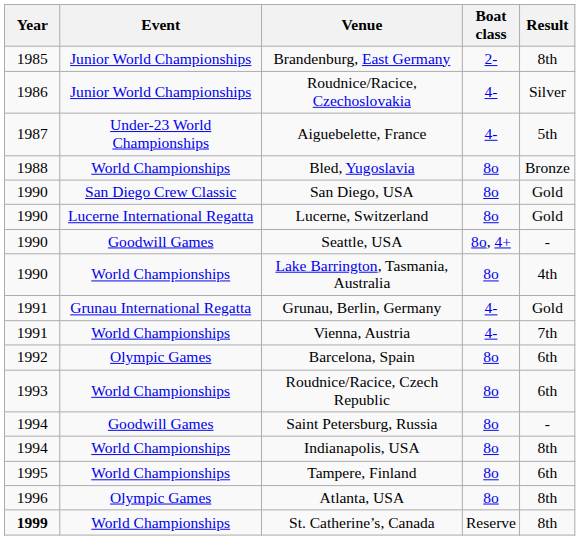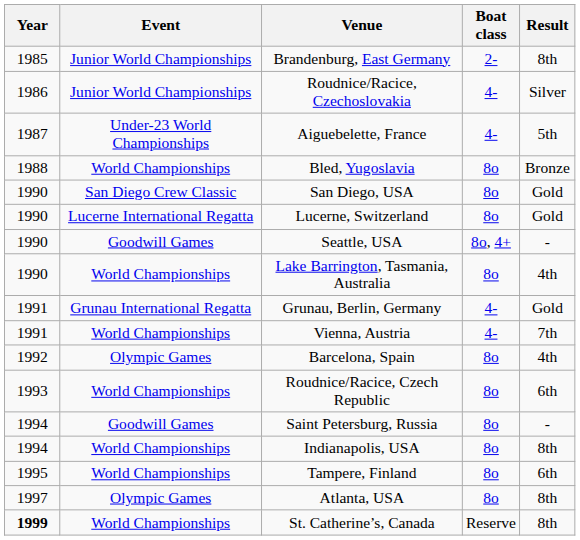(547, 357) 6th -> (547, 357) 4th
(32, 497) 1996 -> (32, 497) 1997
